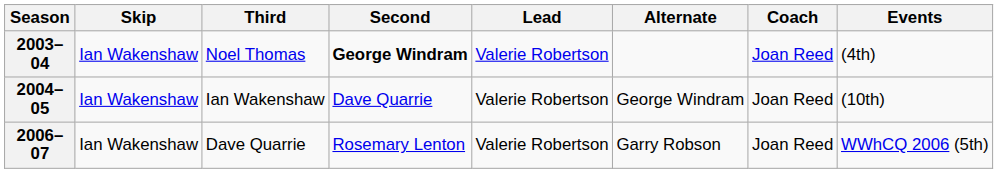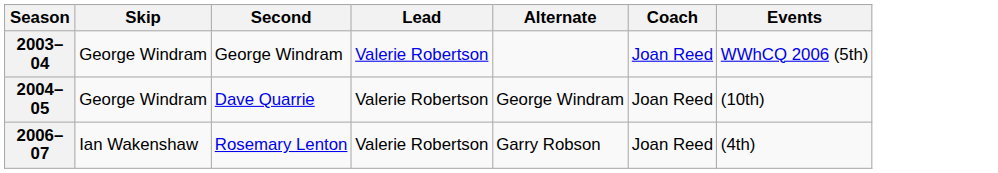- column: (265, 17)
(139, 53) Ian Wakenshaw -> (143, 53) George Windram
(400, 53) bold -> (279, 53) normal
(858, 53) (4th) -> (795, 53) WWhCQ 2006 (5th)
(139, 99) Ian Wakenshaw -> (143, 99) George Windram
(915, 145) WWhCQ 2006 (5th) -> (738, 145) (4th)
